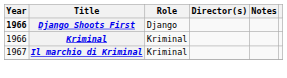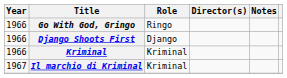+ row: (87, 25)
(17, 25) bold -> (17, 39) normal
